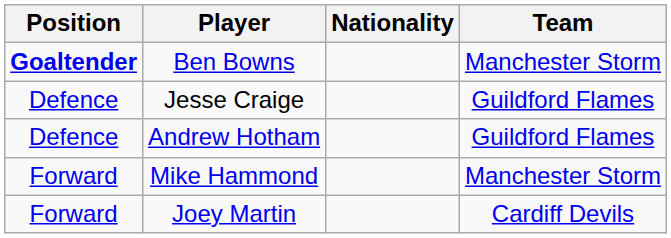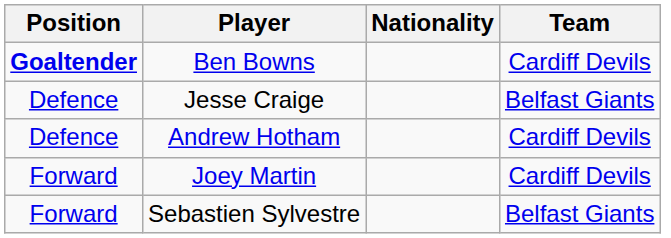(563, 61) Manchester Storm -> (580, 61) Cardiff Devils
(563, 99) Guildford Flames -> (580, 99) Belfast Giants
(563, 137) Guildford Flames -> (580, 137) Cardiff Devils
- row: (234, 175)
+ row: (254, 213)
